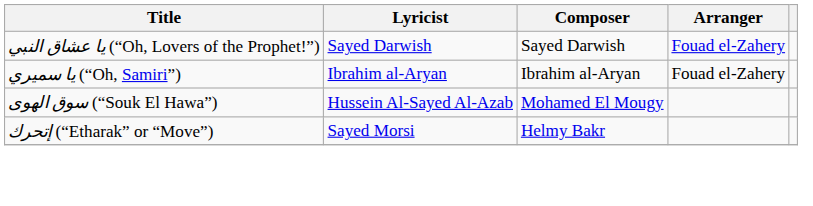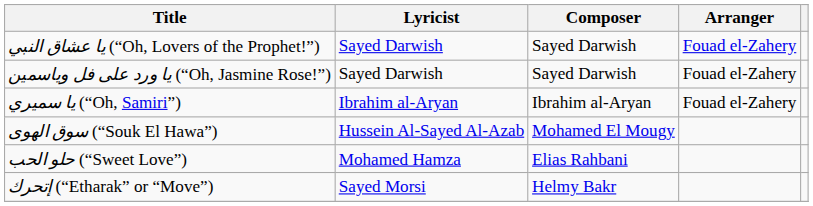+ row: (170, 74)
+ row: (98, 159)
